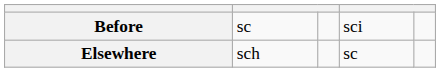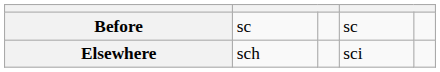(353, 26) sci -> (351, 26) sc
(351, 53) sc -> (353, 53) sci
